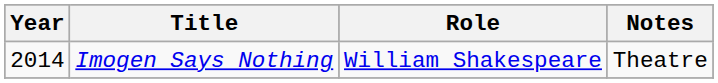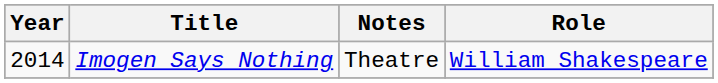columns swapped: (473, 23) <-> (660, 23)
